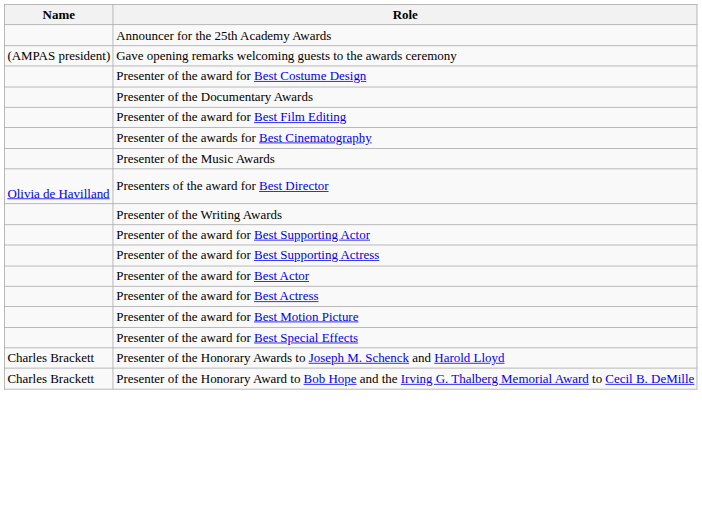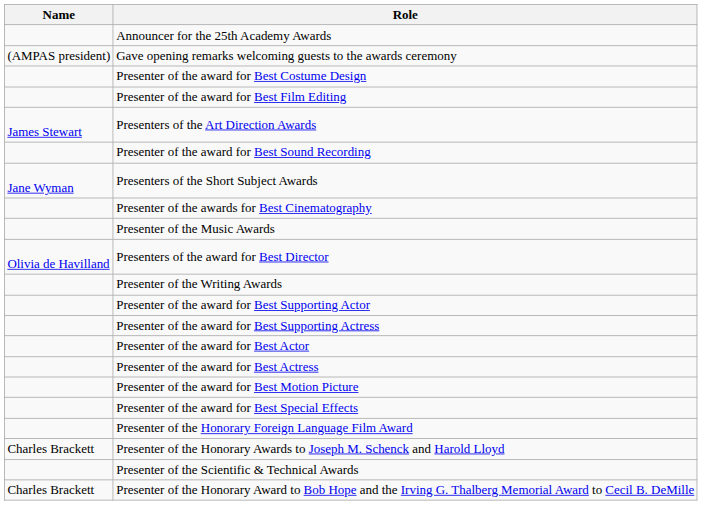- row: (215, 96)
+ row: (216, 124)
+ row: (243, 152)
+ row: (217, 180)
+ row: (264, 428)
+ row: (237, 469)
